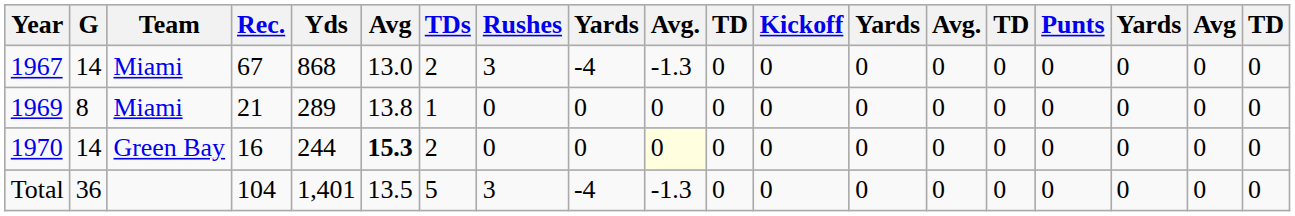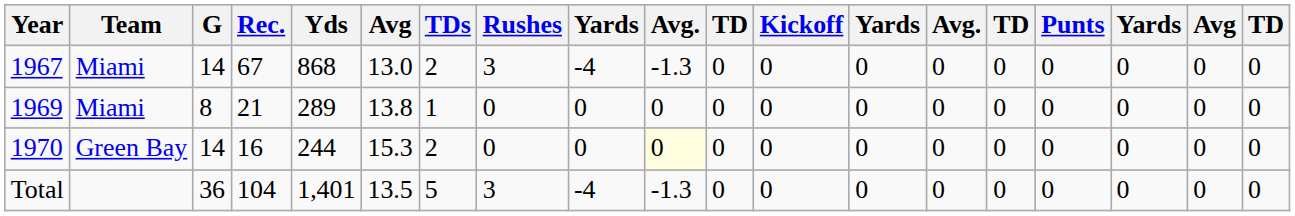columns swapped: (169, 25) <-> (89, 25)
(390, 148) bold -> (390, 148) normal
